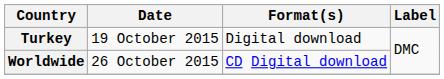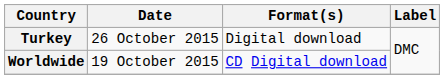(155, 39) 19 October 2015 -> (155, 39) 26 October 2015
(155, 62) 26 October 2015 -> (155, 62) 19 October 2015
